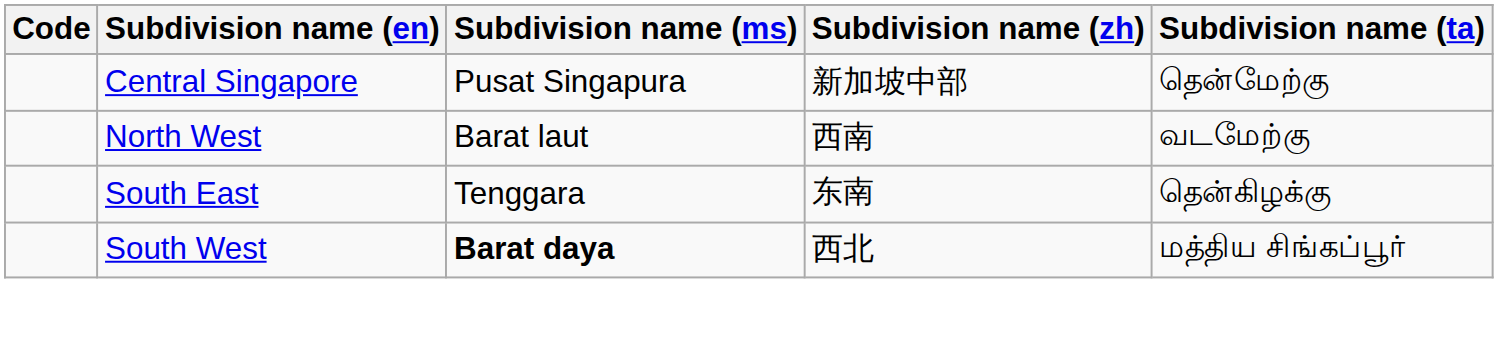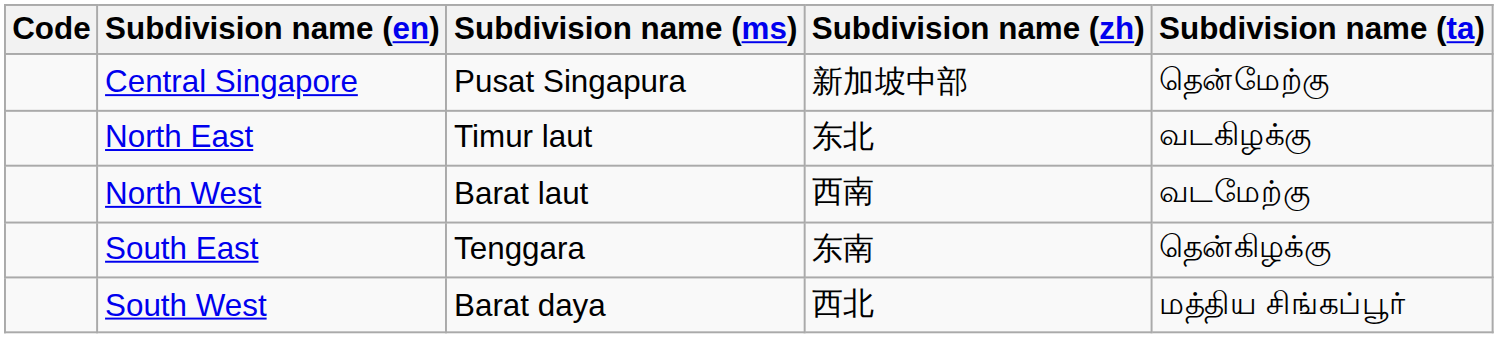+ row: (179, 137)
(534, 248) bold -> (530, 304) normal
